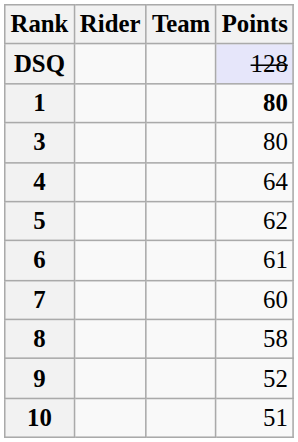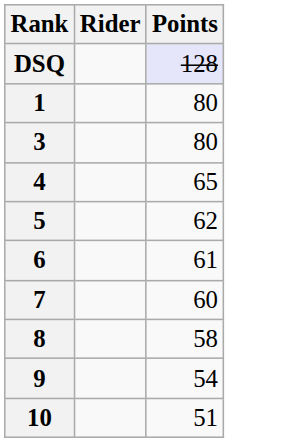- column: (181, 24)
(275, 102) bold -> (206, 102) normal
(275, 181) 64 -> (206, 181) 65
(275, 378) 52 -> (206, 378) 54
